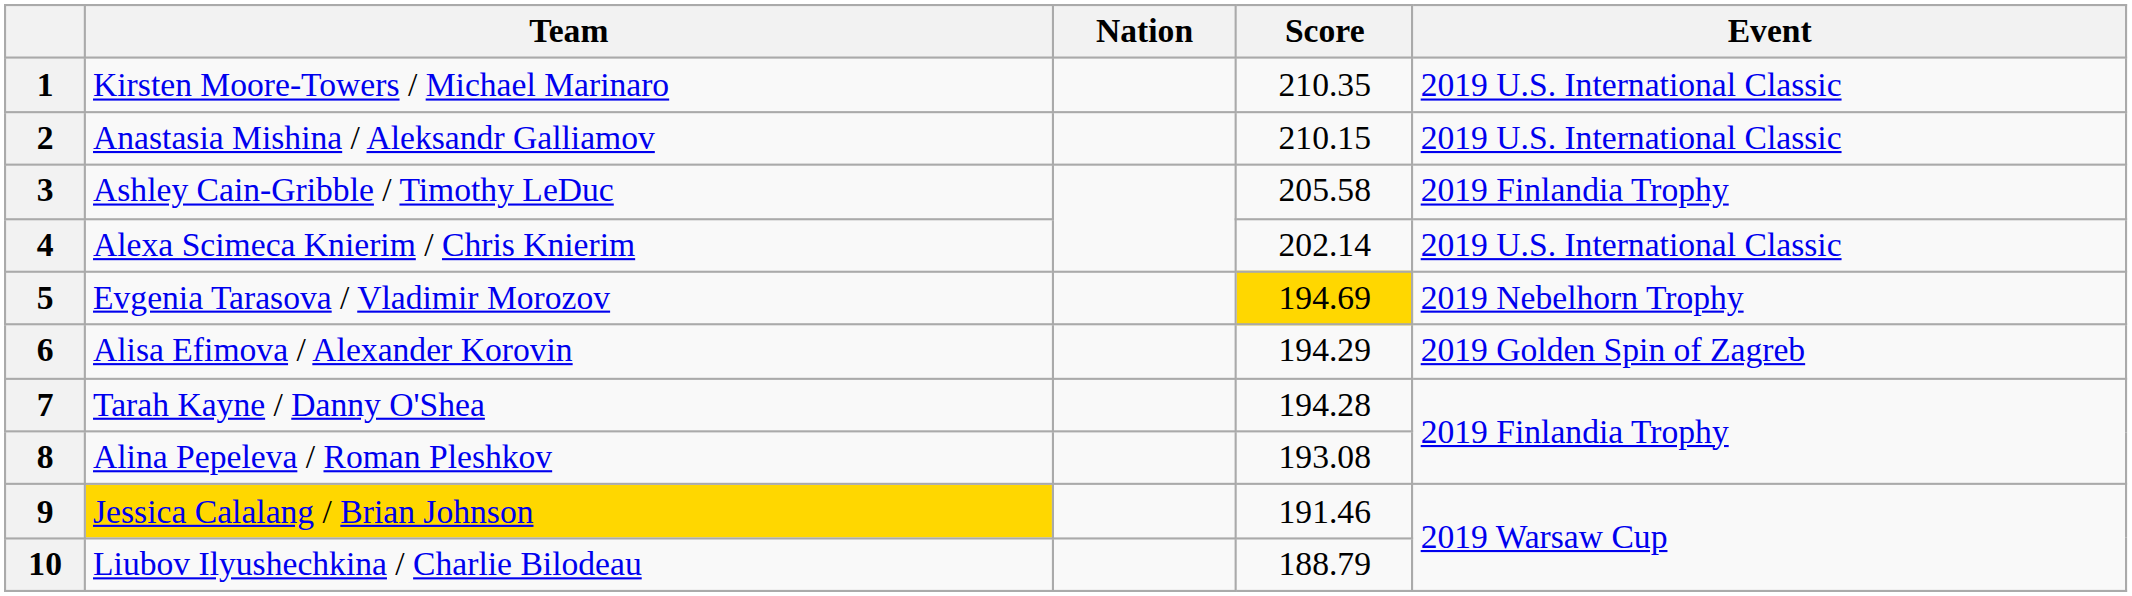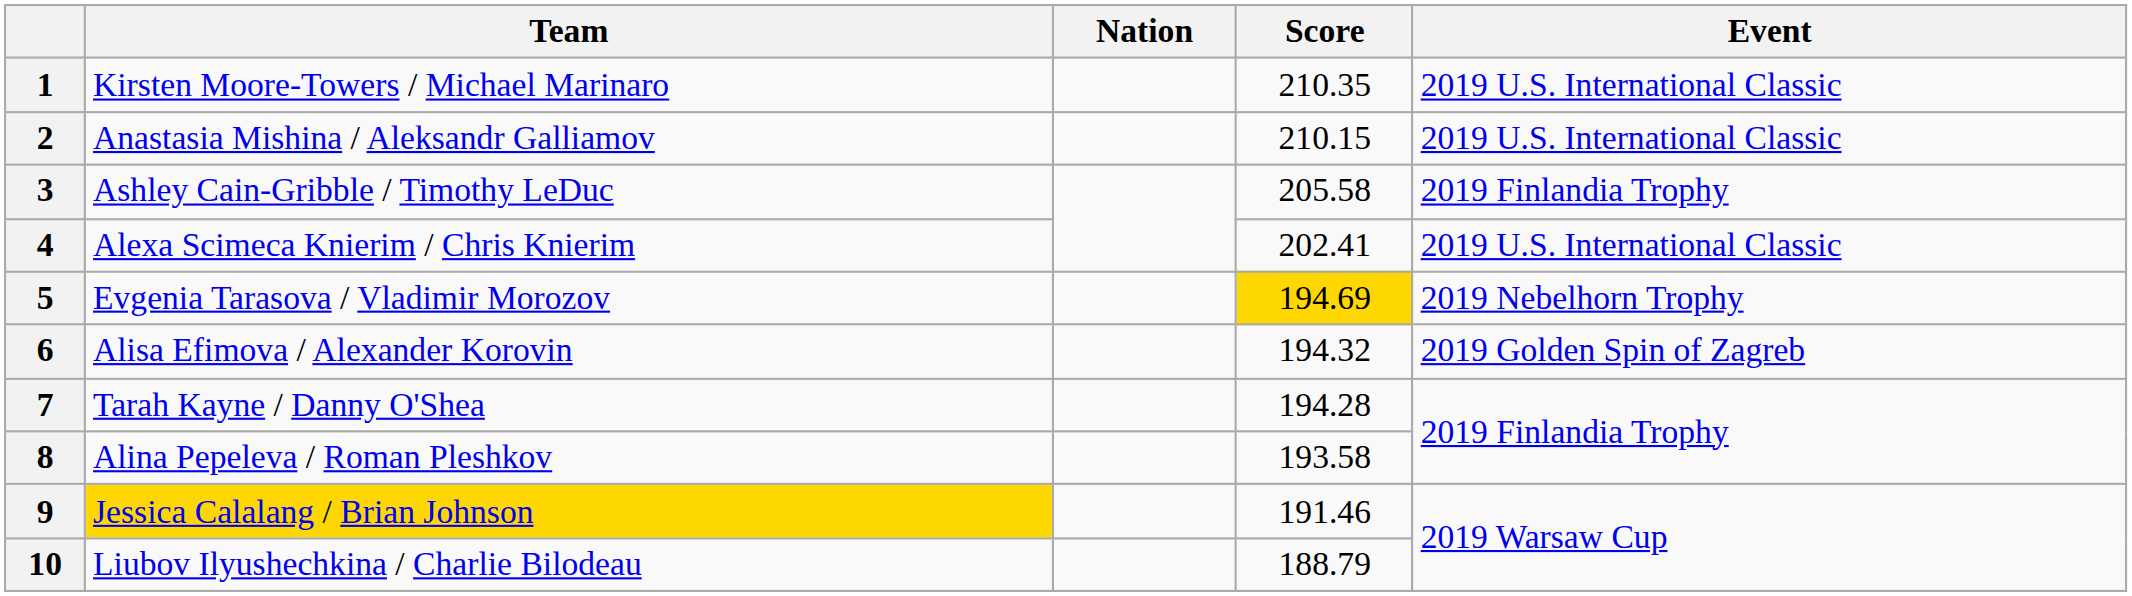(1325, 244) 202.14 -> (1325, 244) 202.41
(1325, 350) 194.29 -> (1325, 350) 194.32
(1325, 457) 193.08 -> (1325, 457) 193.58
